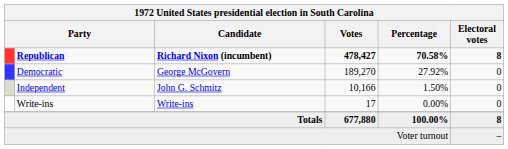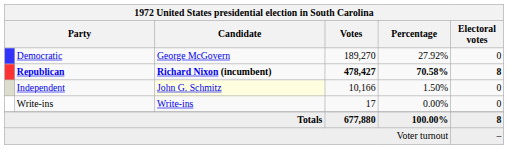rows swapped: (41, 56) <-> (40, 72)
(189, 88) no background -> (189, 88) lightyellow background
